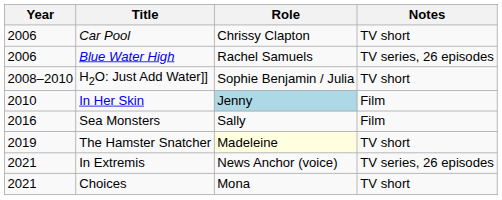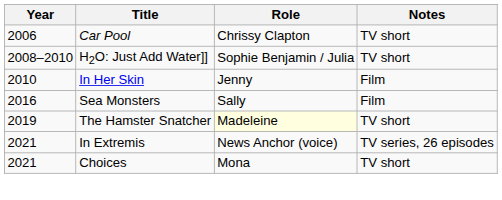- row: (127, 56)
(235, 100) lightblue background -> (235, 79) no background
